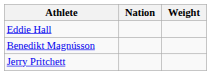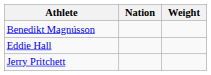rows swapped: (29, 29) <-> (51, 45)
